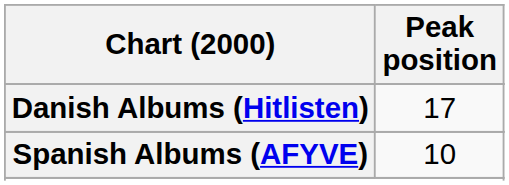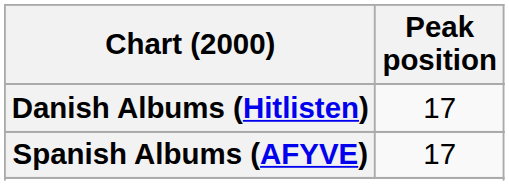(440, 154) 10 -> (440, 154) 17
